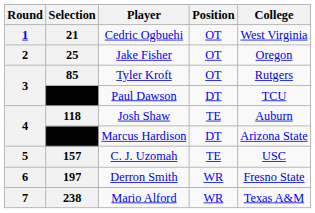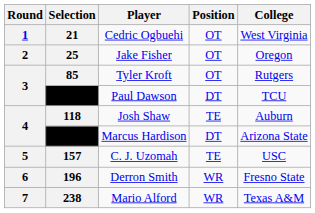(72, 177) 197 -> (72, 177) 196
